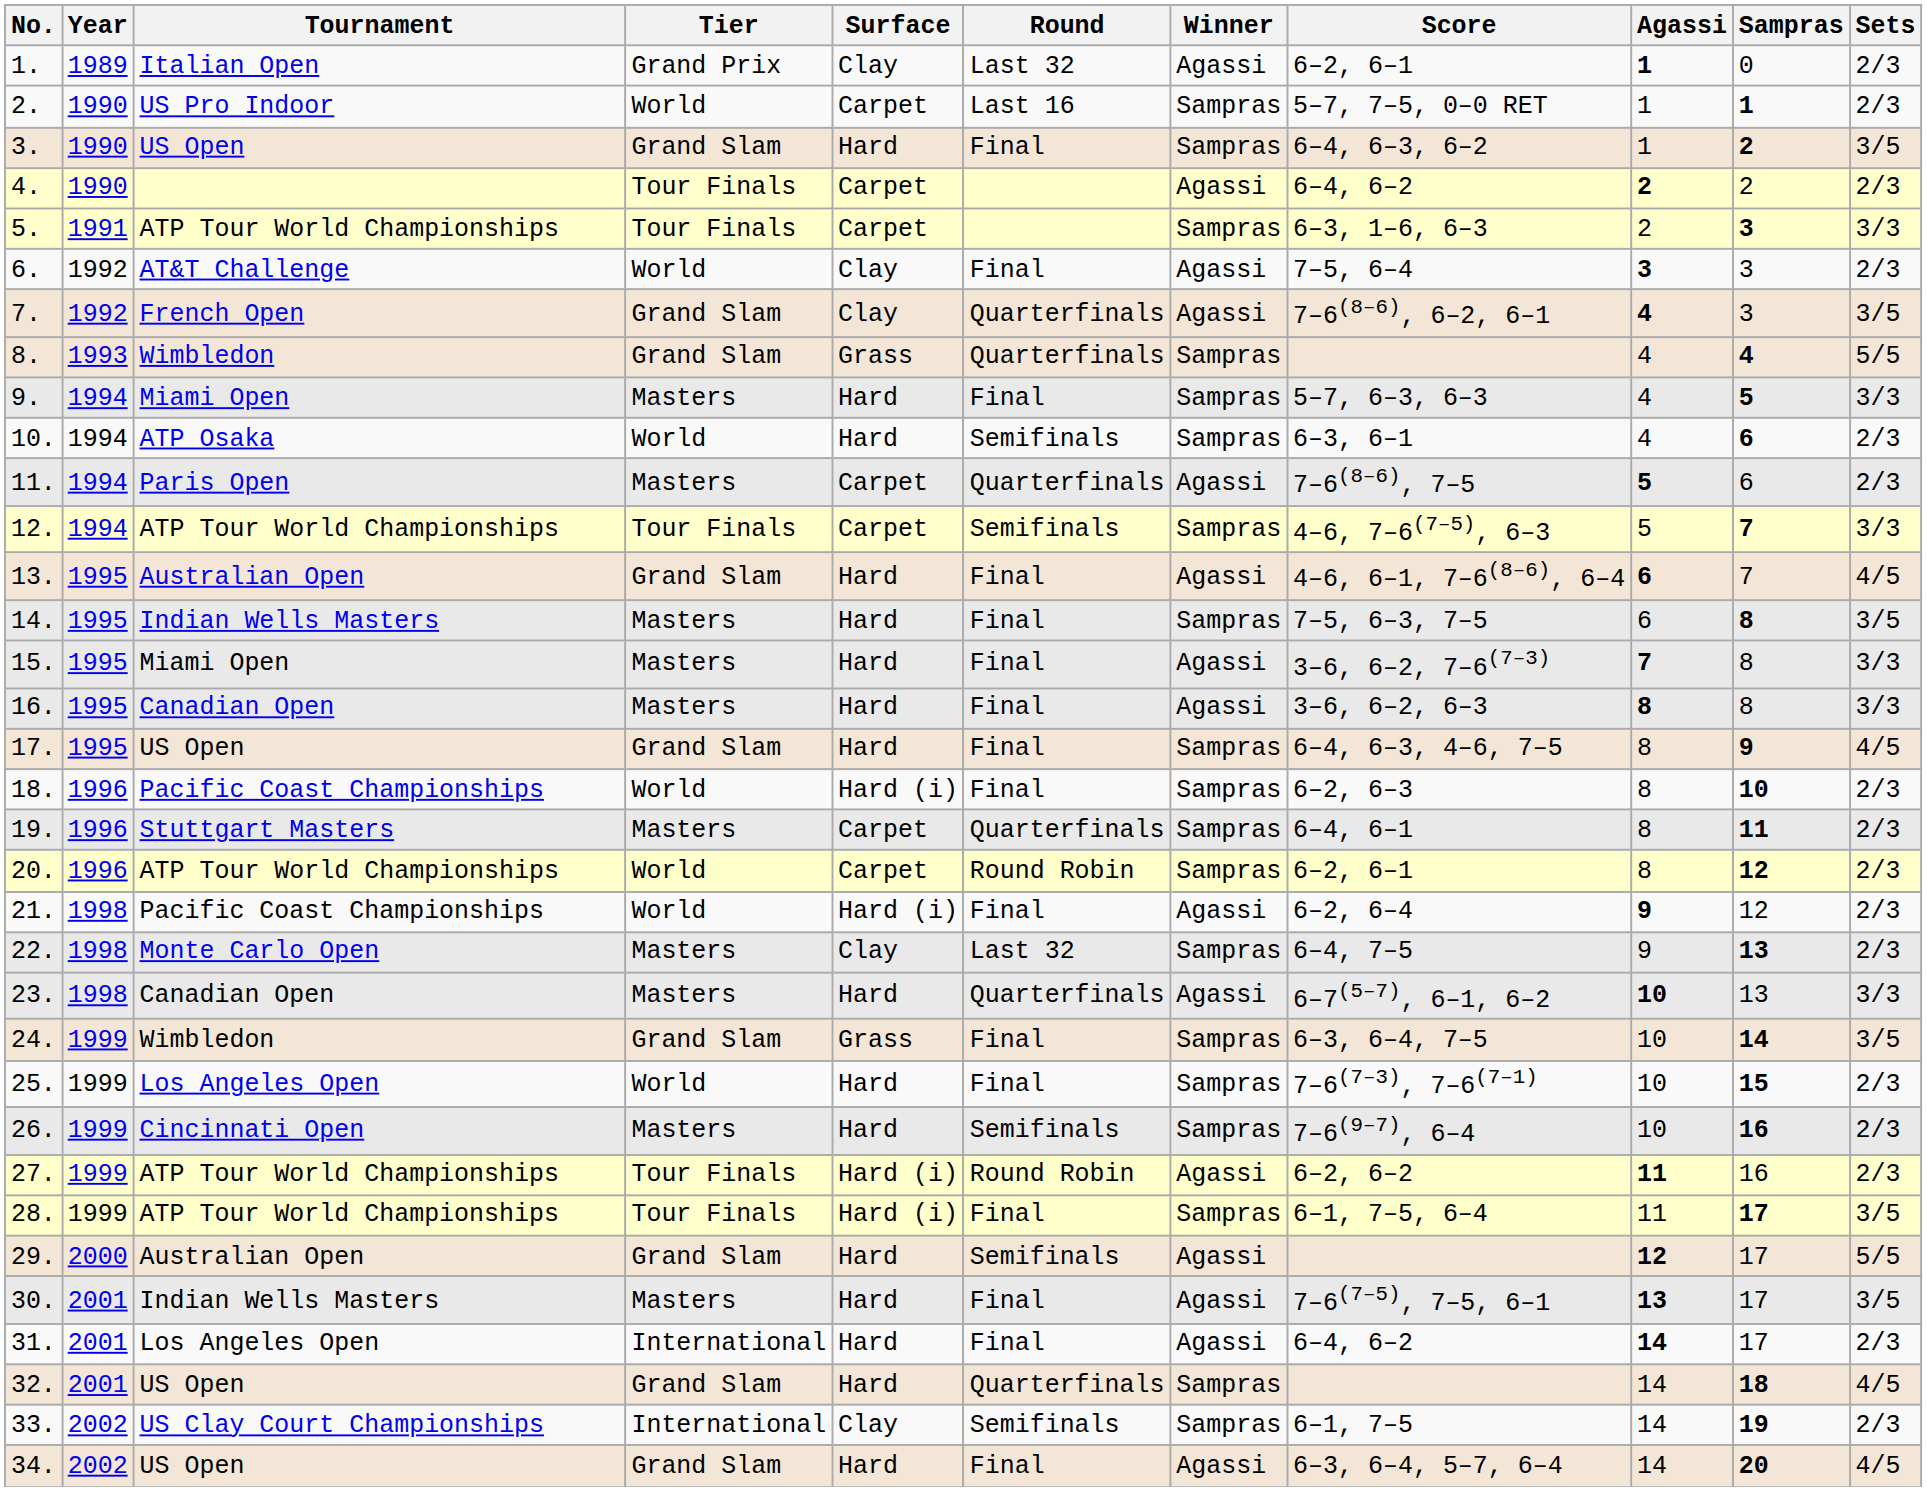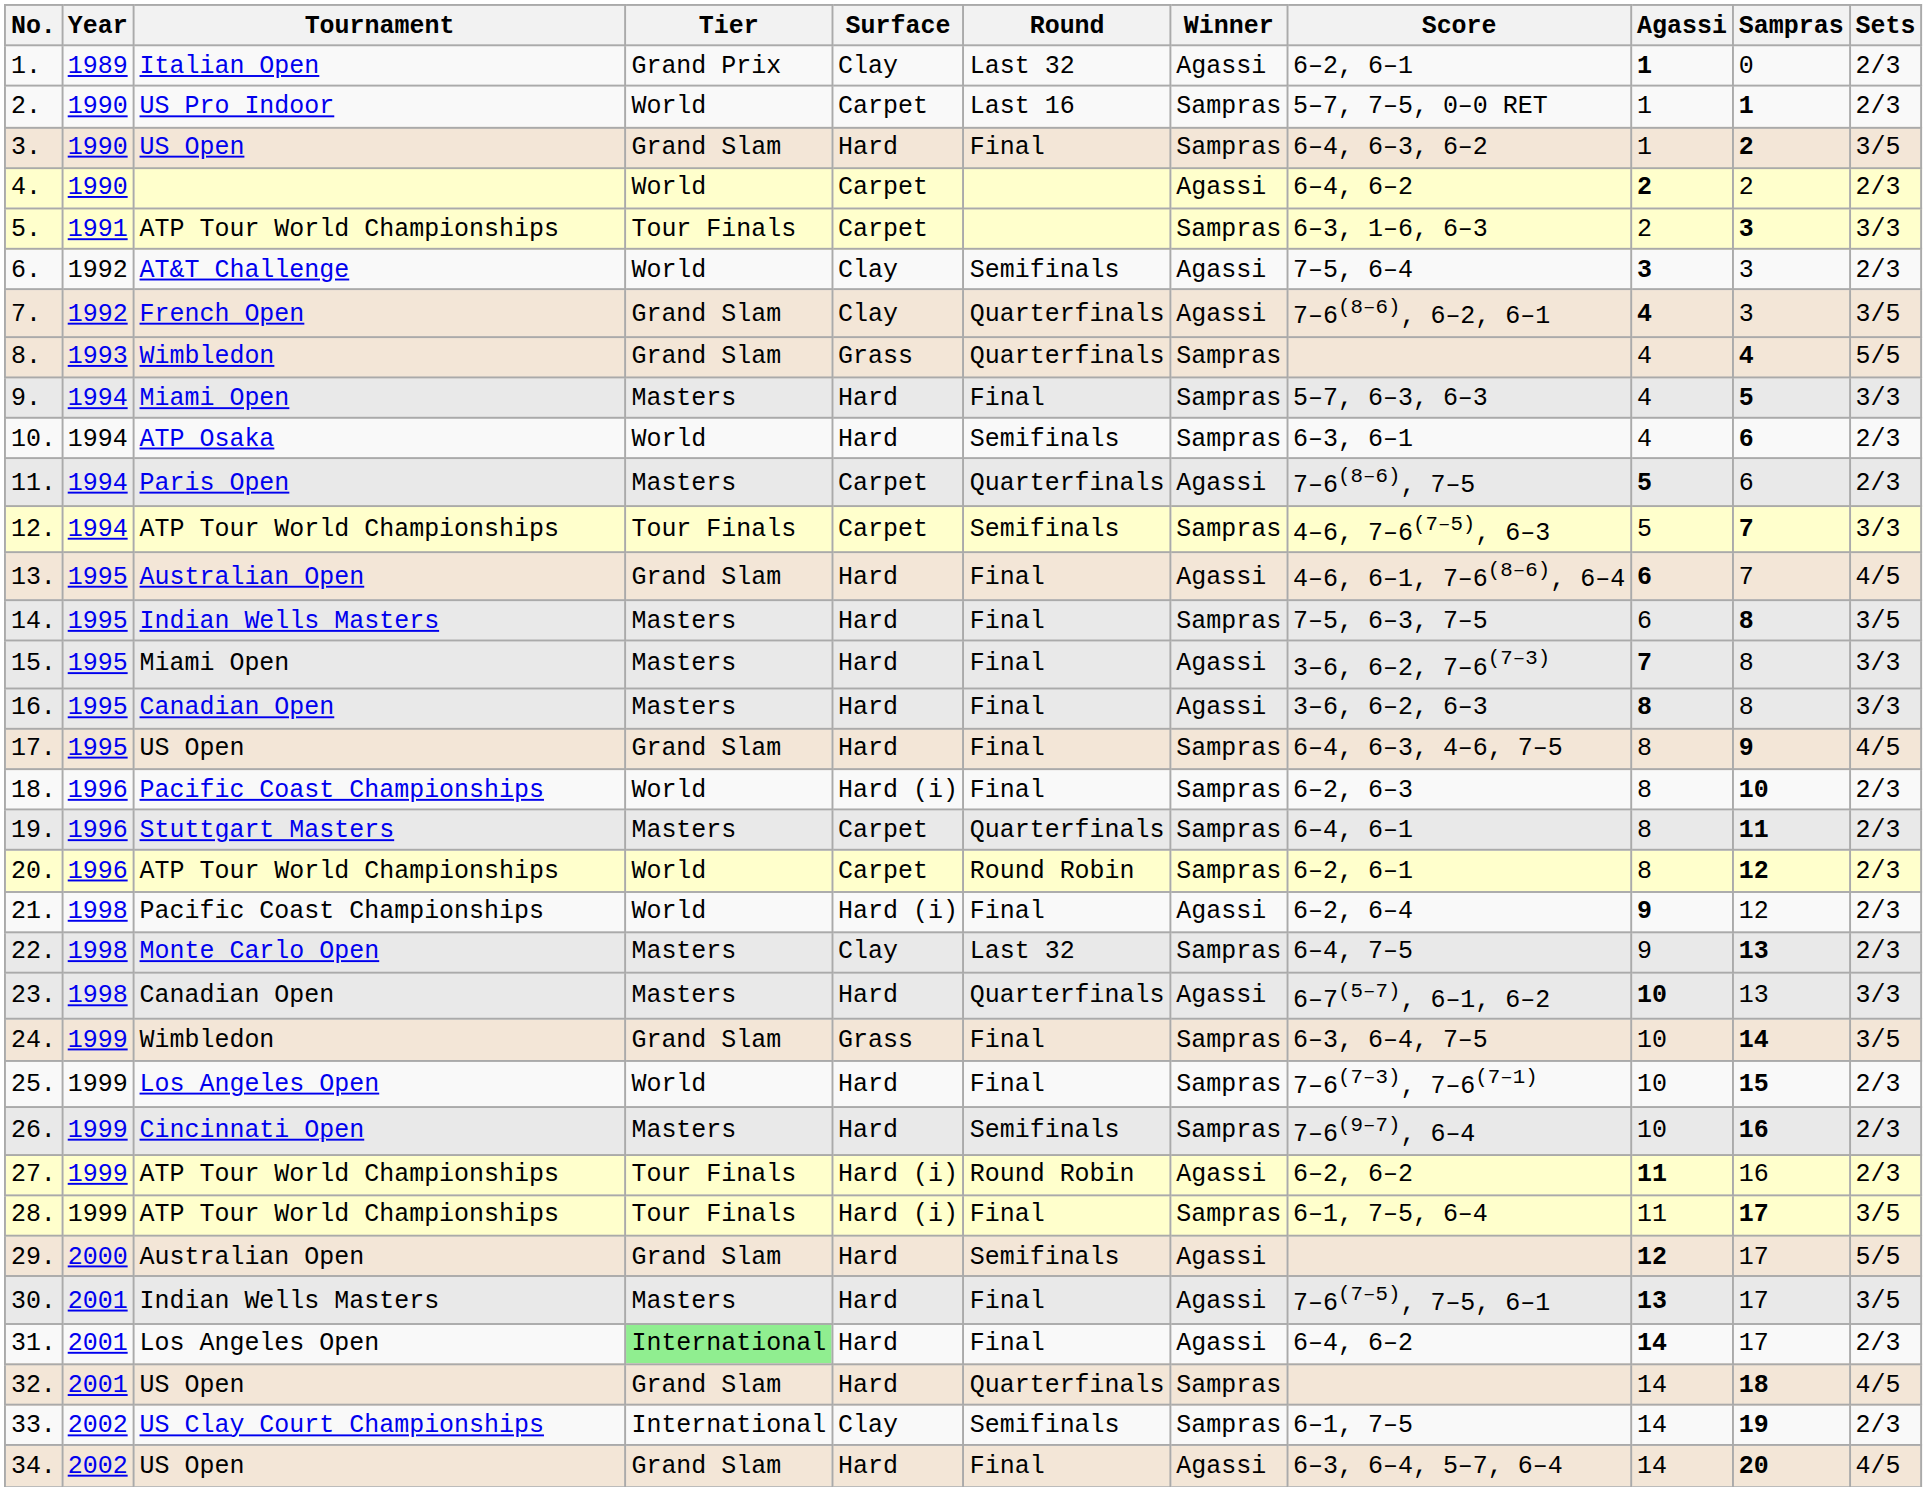(714, 188) Tour Finals -> (669, 188) World
(1007, 269) Final -> (1045, 269) Semifinals
(729, 1344) no background -> (729, 1344) lightgreen background
